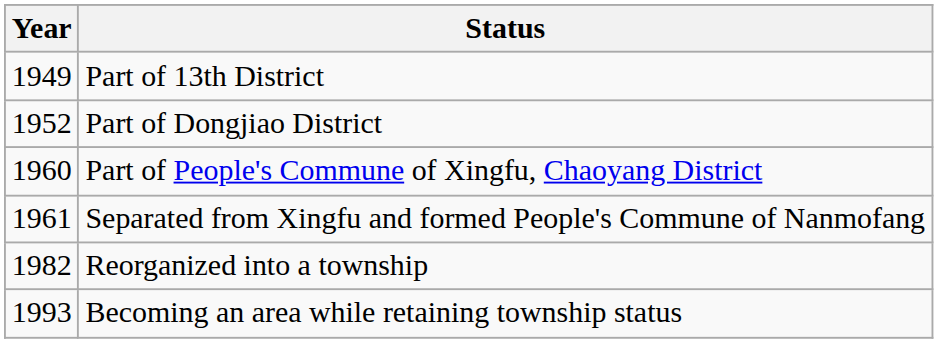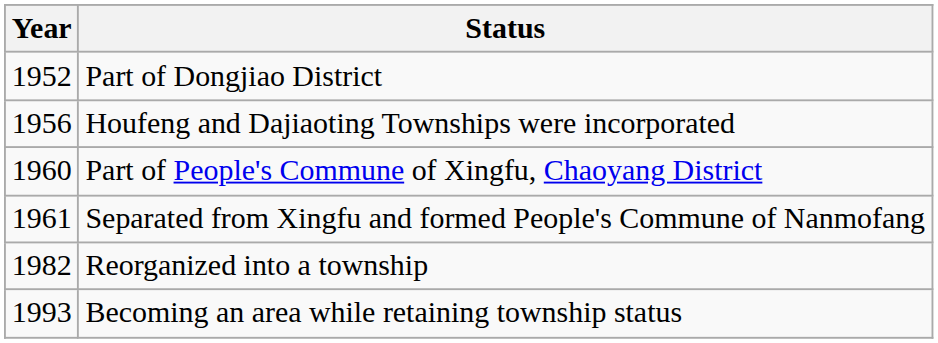- row: (205, 75)
+ row: (410, 123)
